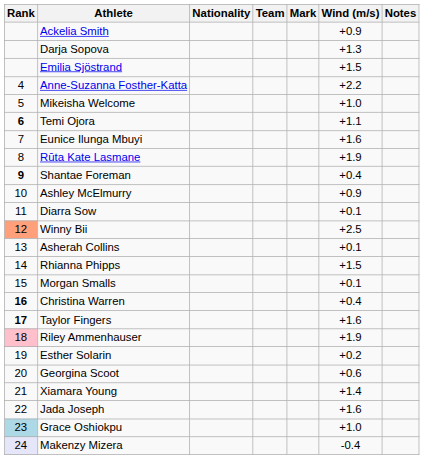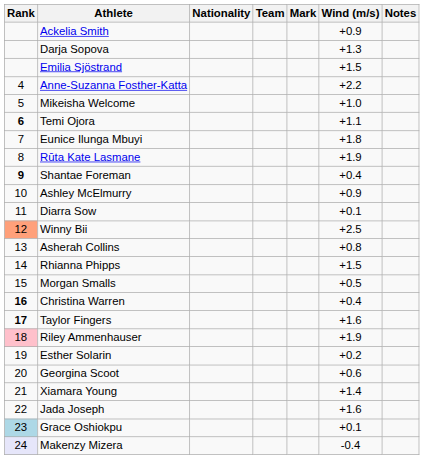(350, 139) +1.6 -> (350, 139) +1.8
(350, 247) +0.1 -> (350, 247) +0.8
(350, 283) +0.1 -> (350, 283) +0.5
(350, 427) +1.0 -> (350, 427) +0.1
